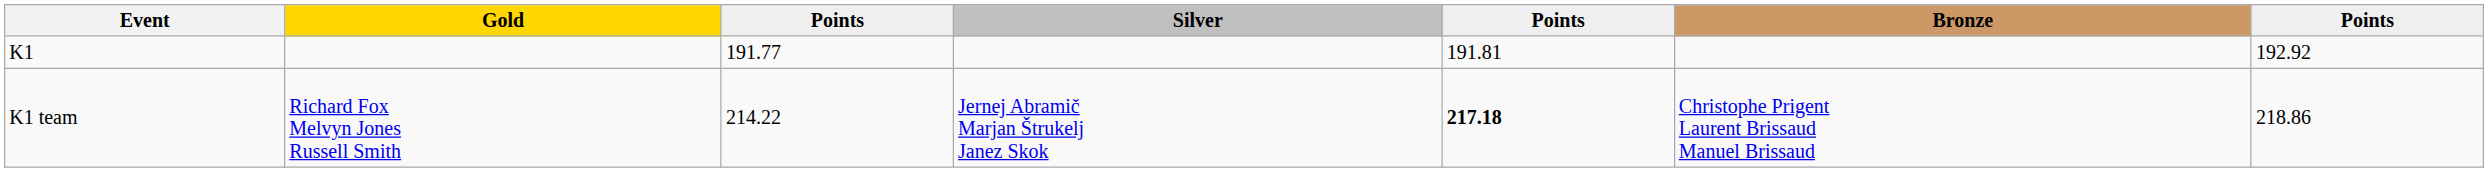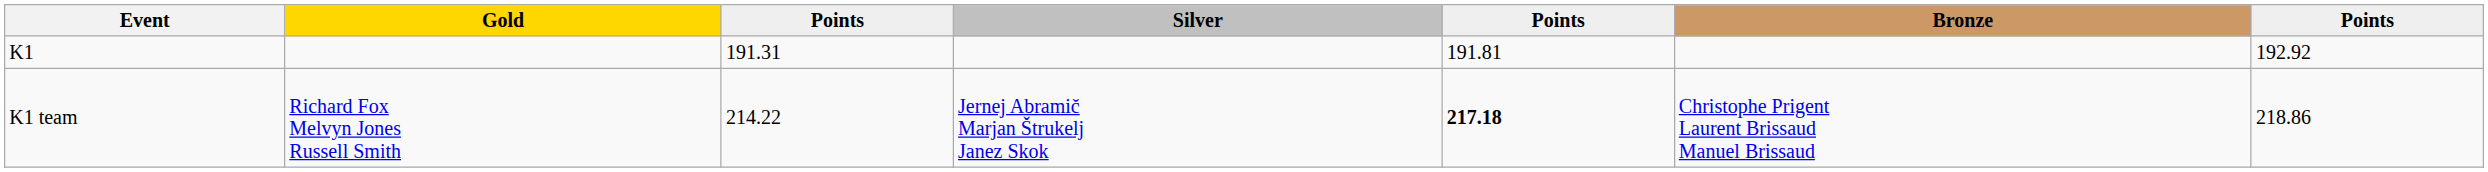(754, 52) 191.77 -> (754, 52) 191.31
